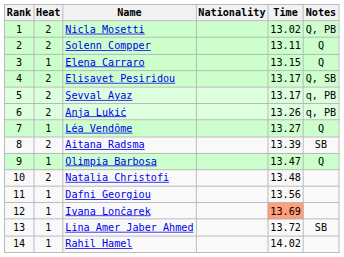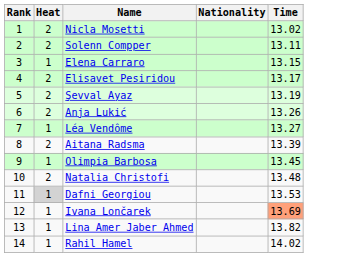- column: (321, 13)
(286, 95) 13.17 -> (286, 95) 13.19
(286, 161) 13.47 -> (286, 161) 13.45
(48, 194) no background -> (48, 194) lightgrey background
(286, 194) 13.56 -> (286, 194) 13.53
(286, 227) 13.72 -> (286, 227) 13.82
